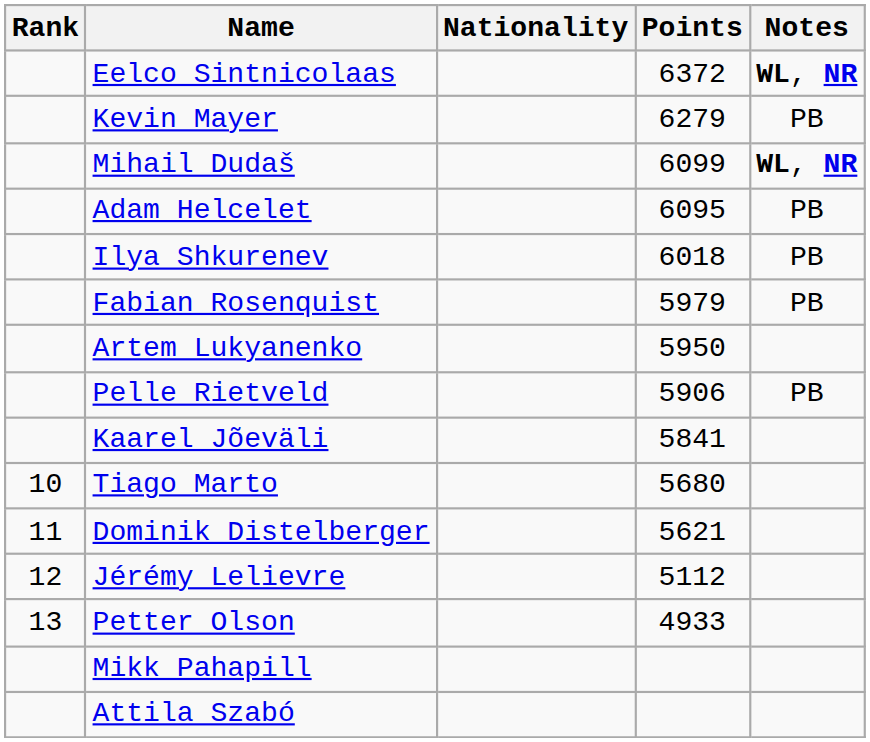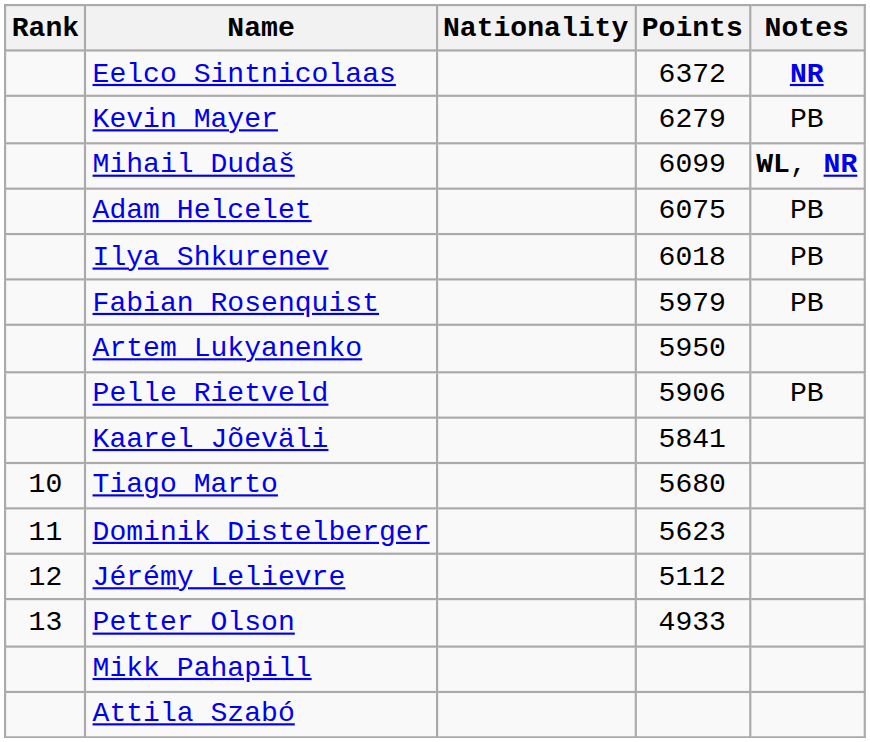(807, 74) WL, NR -> (807, 74) NR
(692, 211) 6095 -> (692, 211) 6075
(692, 531) 5621 -> (692, 531) 5623
